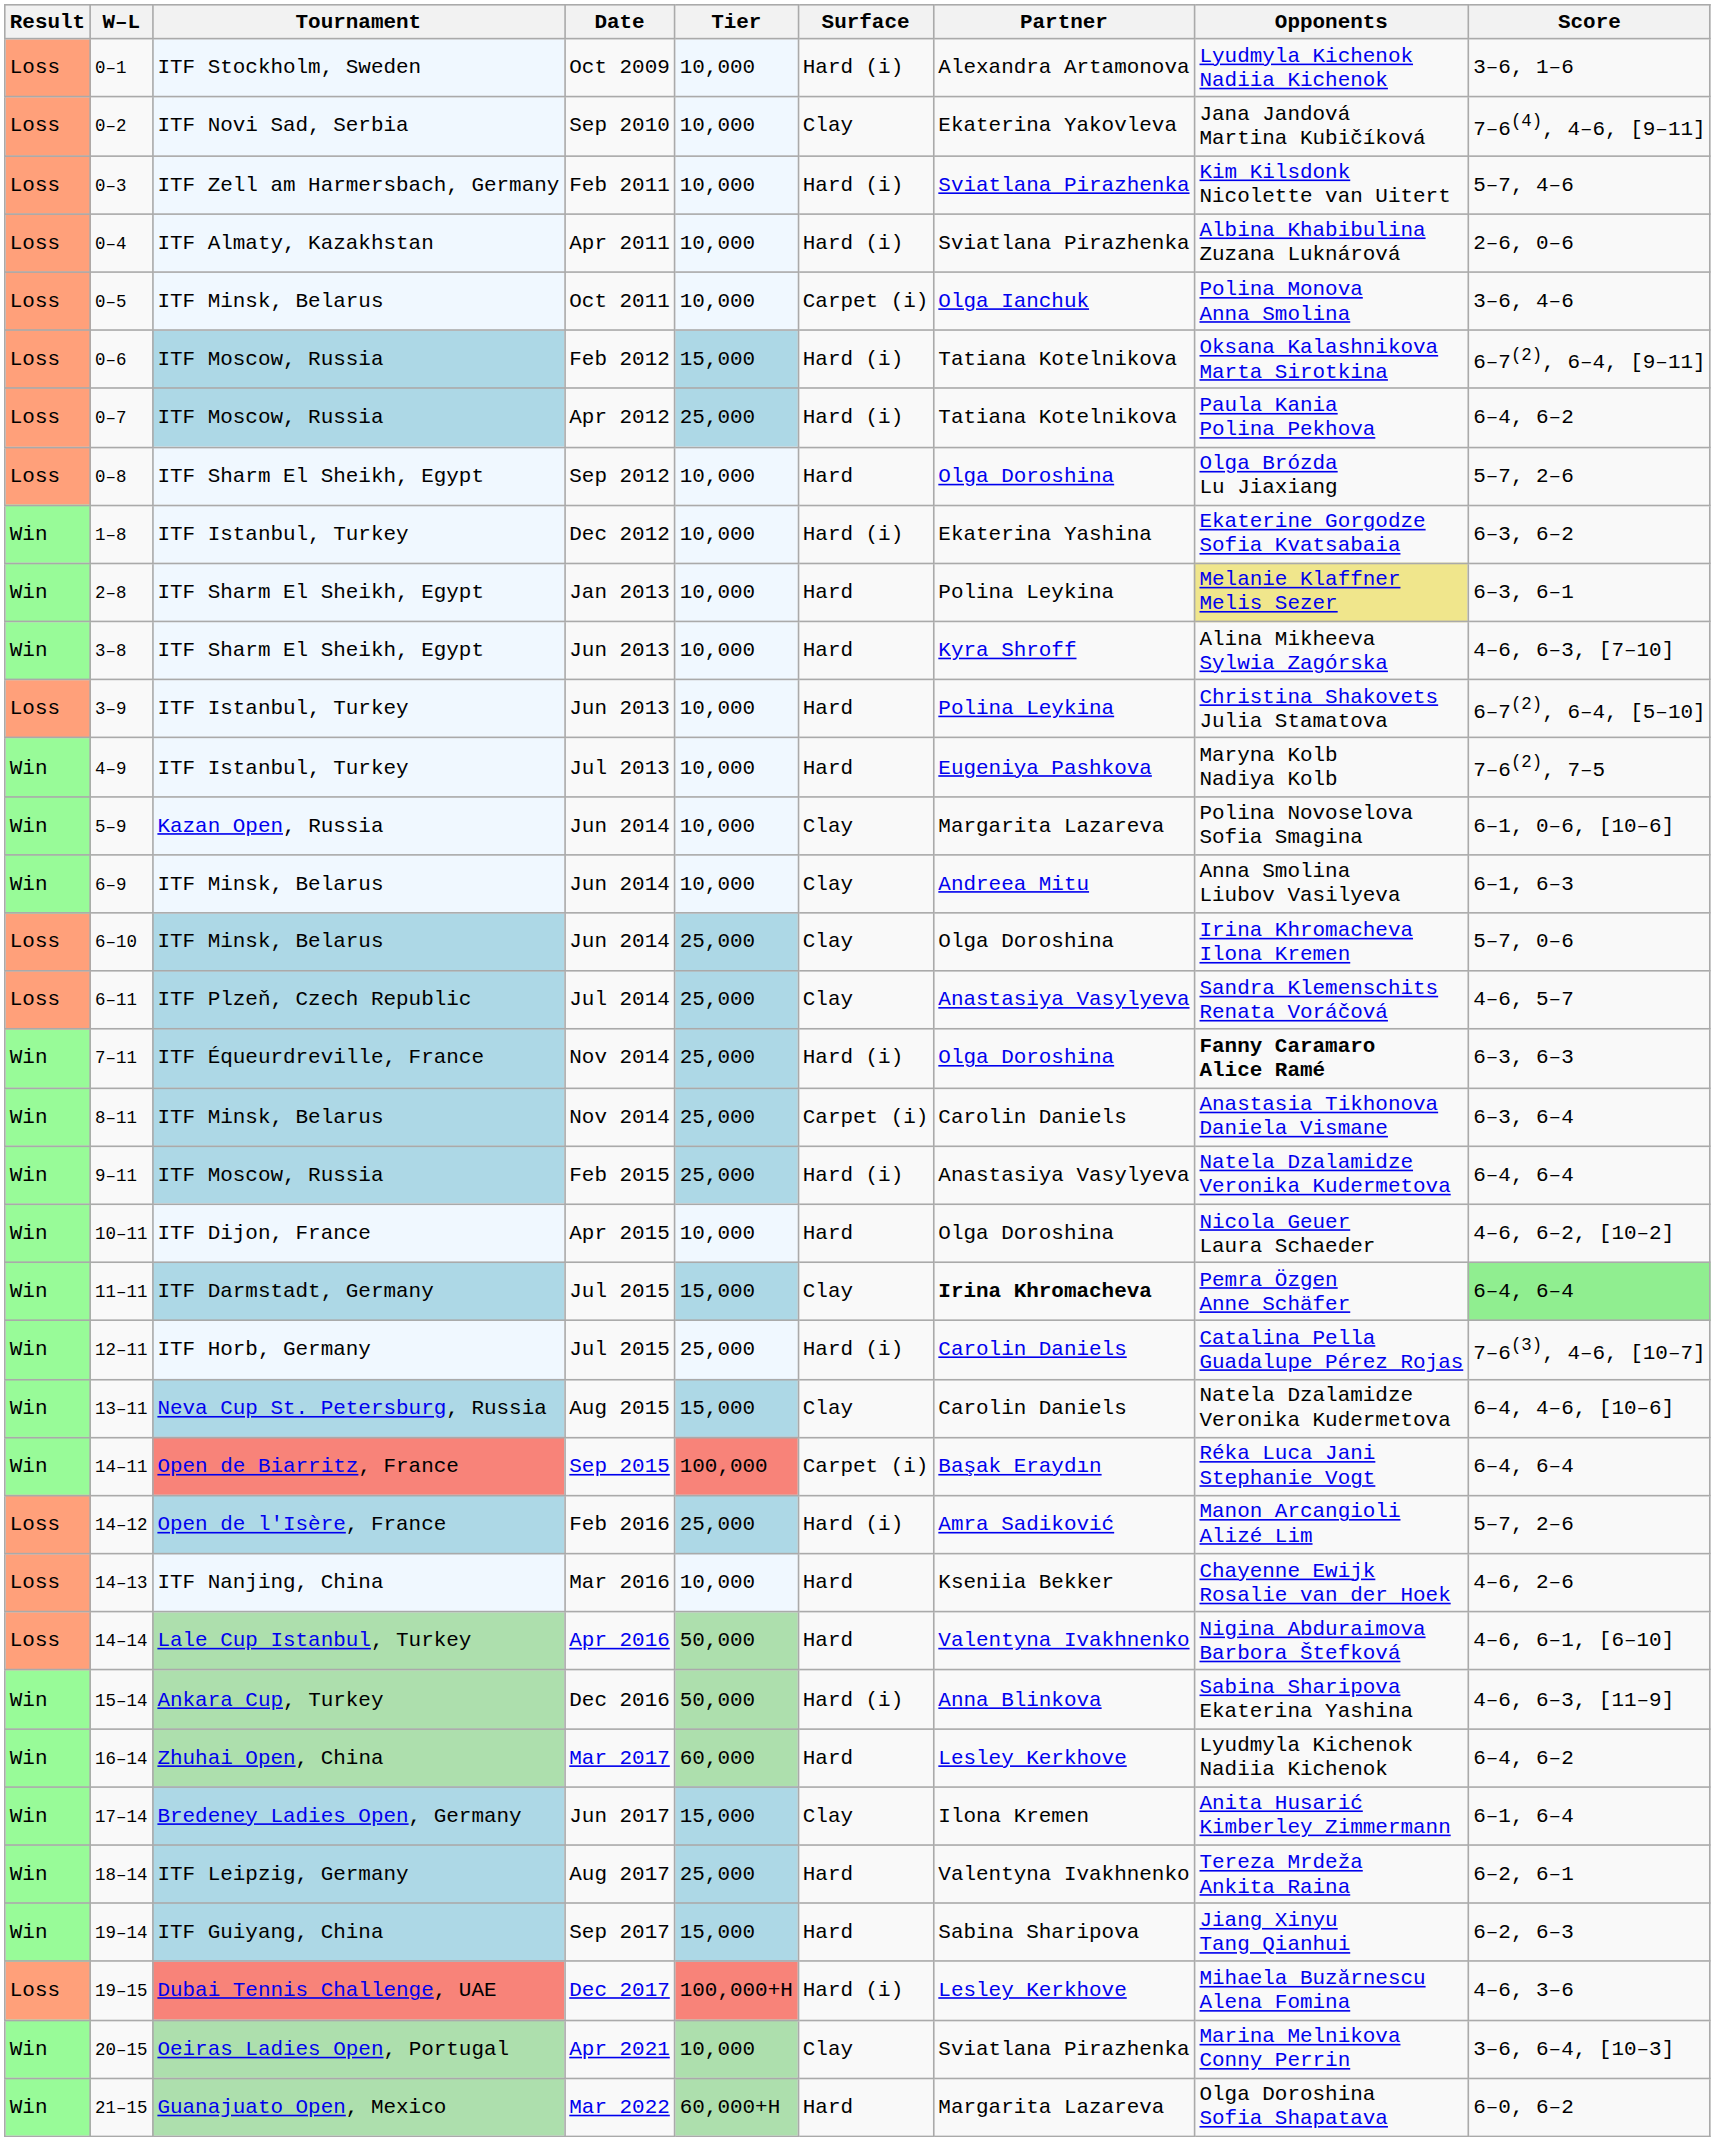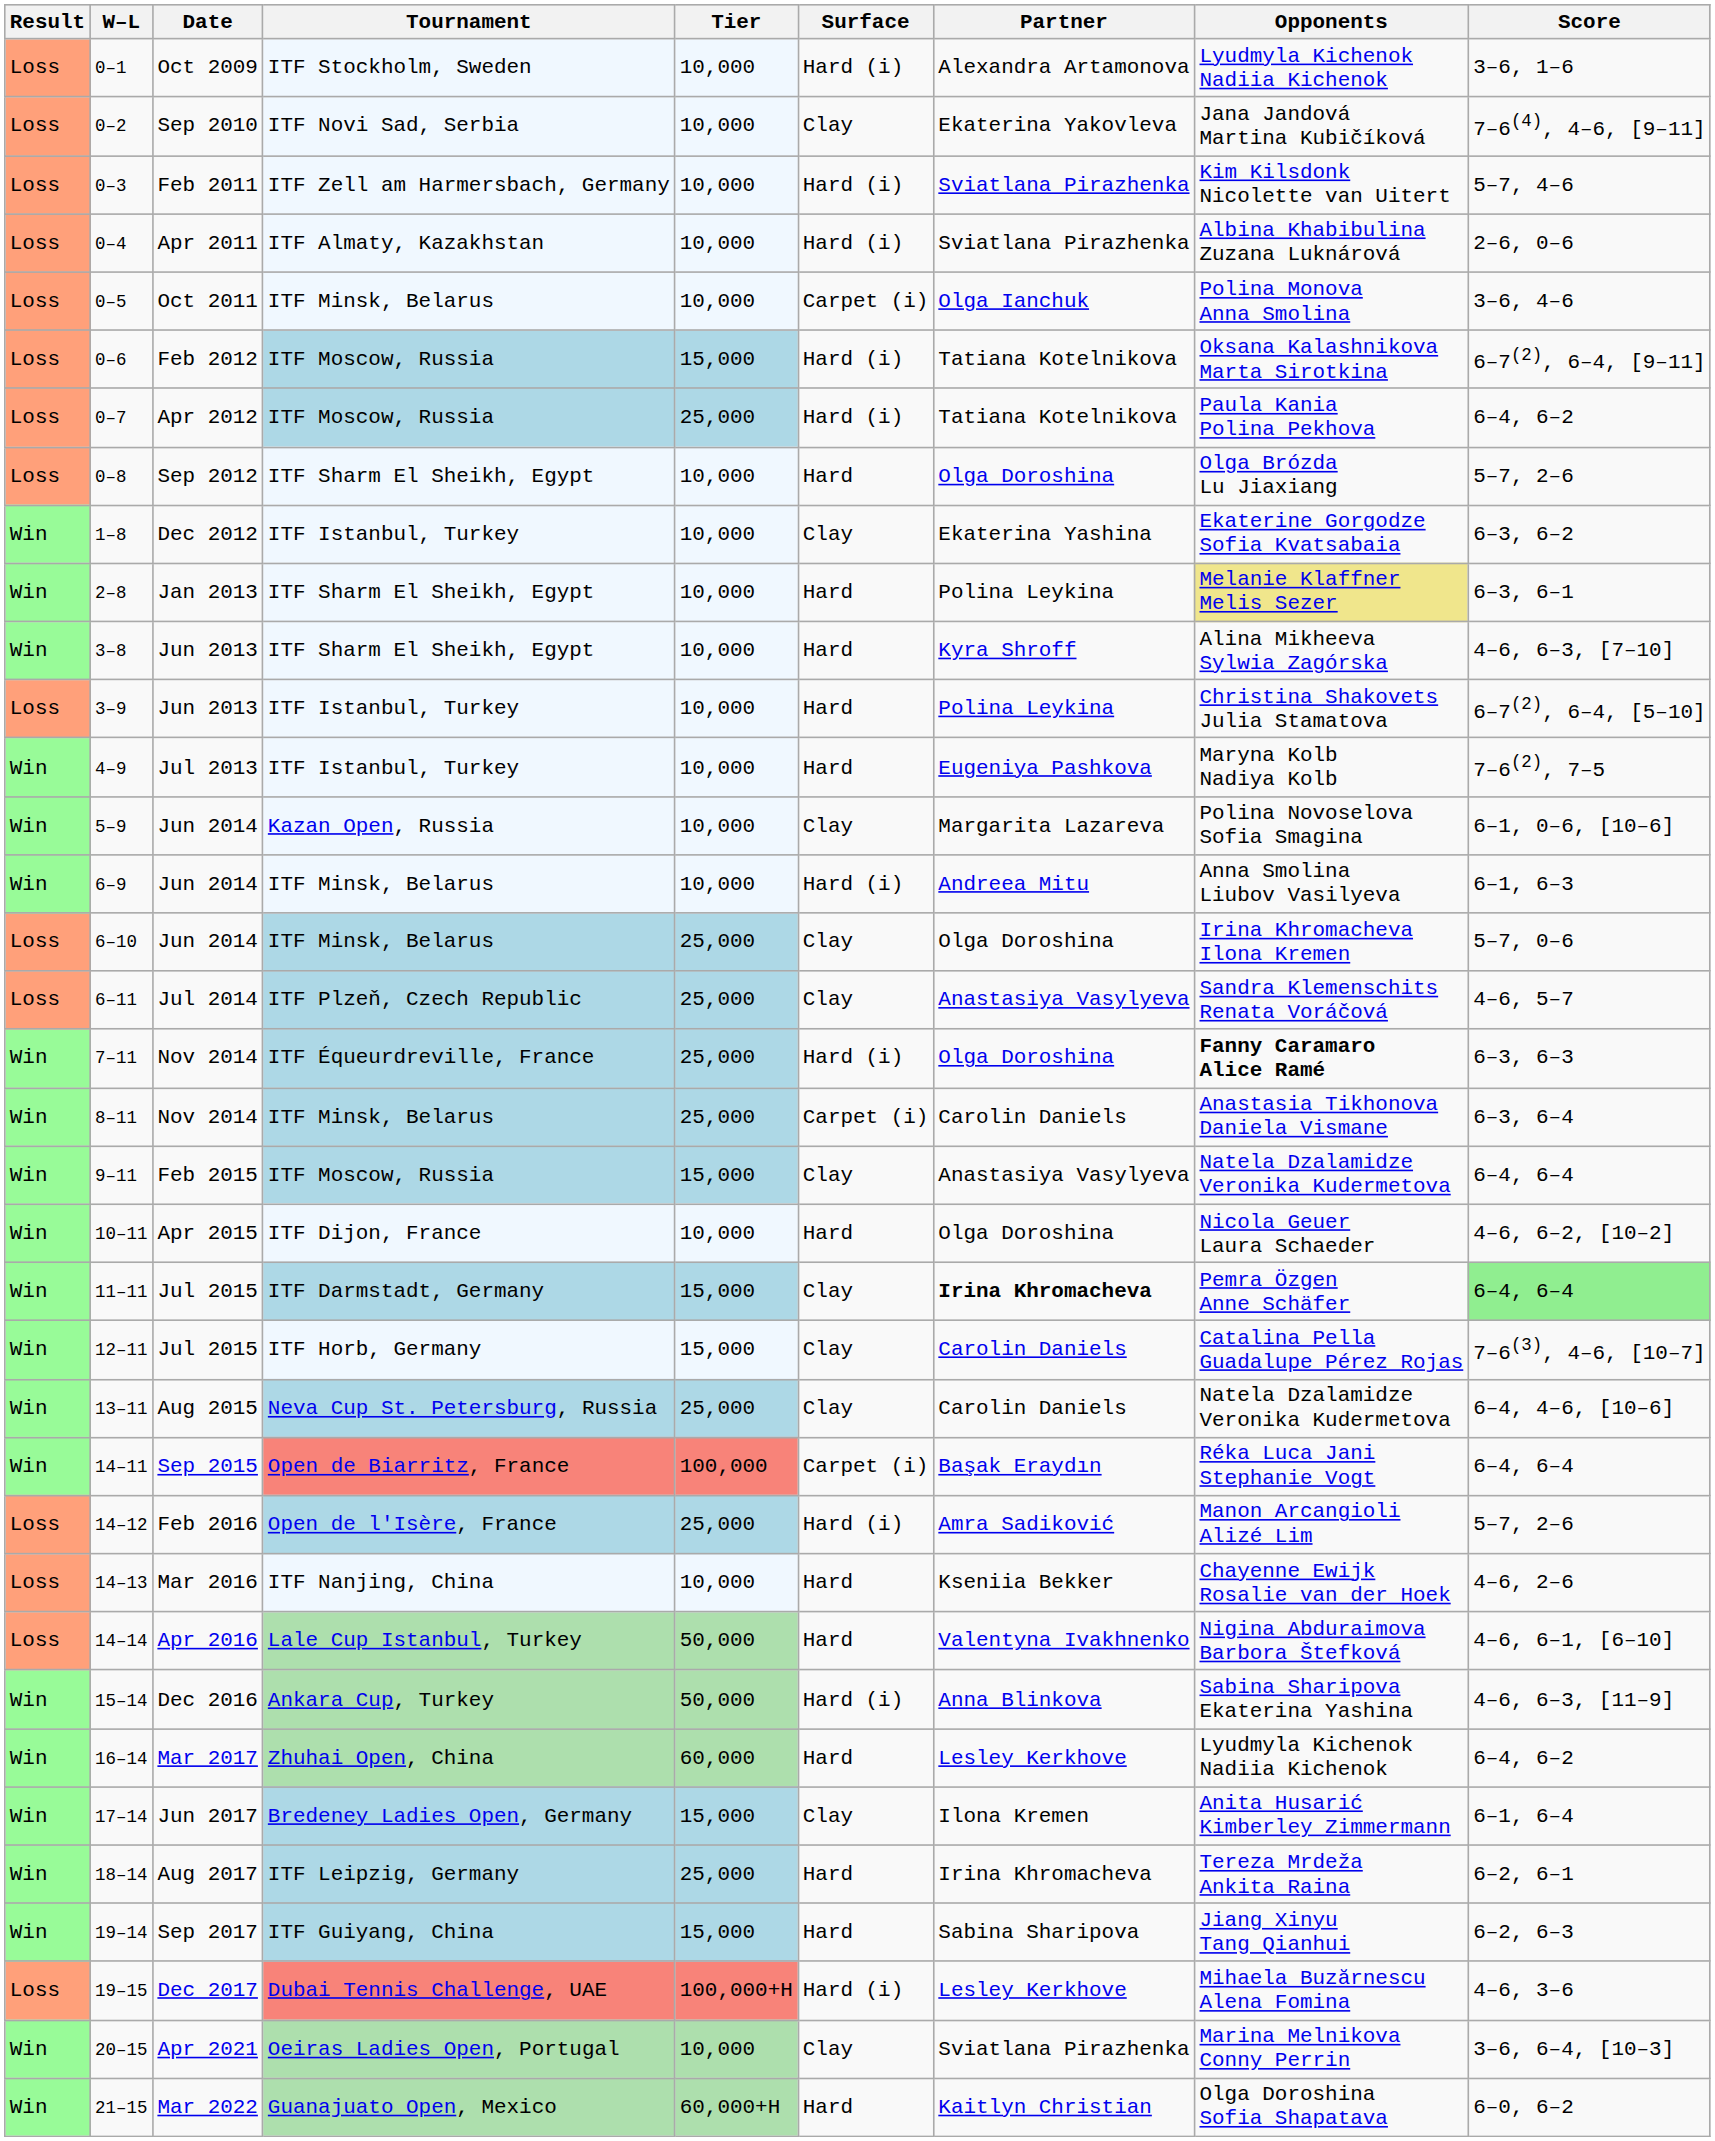columns swapped: (620, 22) <-> (358, 22)
(853, 534) Hard (i) -> (828, 534) Clay
(828, 884) Clay -> (853, 884) Hard (i)
(717, 1175) 25,000 -> (717, 1175) 15,000
(853, 1175) Hard (i) -> (828, 1175) Clay
(717, 1350) 25,000 -> (717, 1350) 15,000
(853, 1350) Hard (i) -> (828, 1350) Clay
(717, 1408) 15,000 -> (717, 1408) 25,000
(1064, 1874) Valentyna Ivakhnenko -> (1045, 1874) Irina Khromacheva
(1051, 2107) Margarita Lazareva -> (1045, 2107) Kaitlyn Christian
